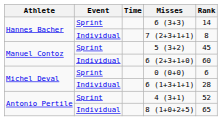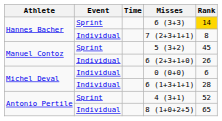(207, 23) no background -> (207, 23) gold background
(207, 60) 60 -> (207, 60) 26
(89, 72) Sprint -> (98, 72) Individual
